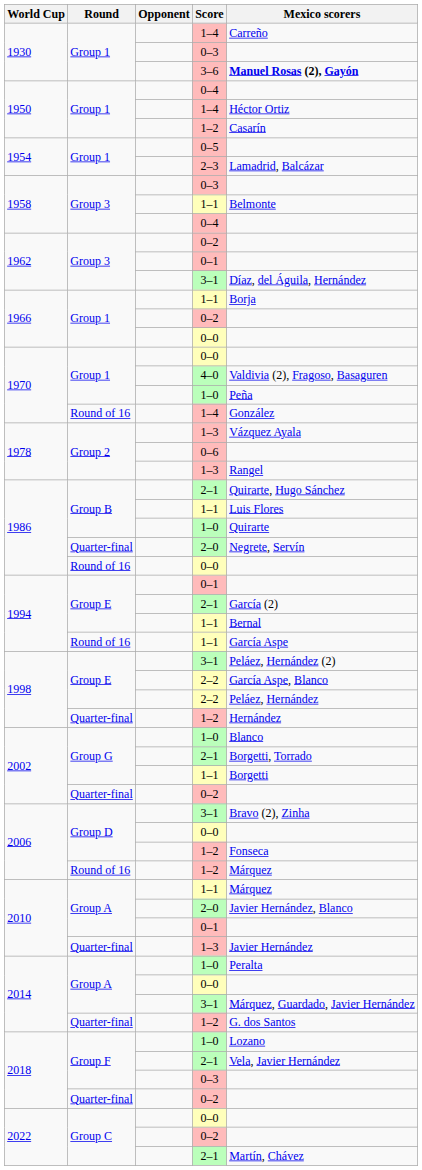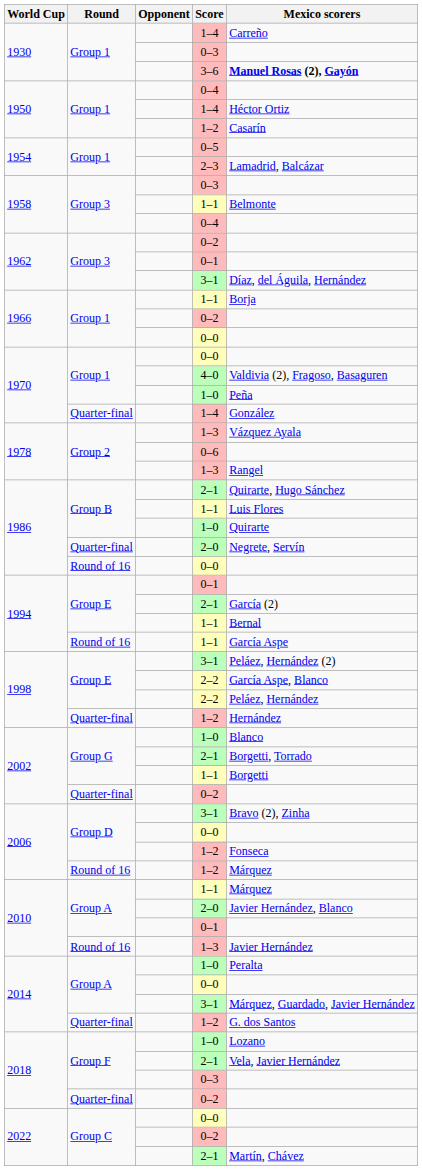(100, 413) Round of 16 -> (102, 413) Quarter-final
(102, 946) Quarter-final -> (100, 946) Round of 16
